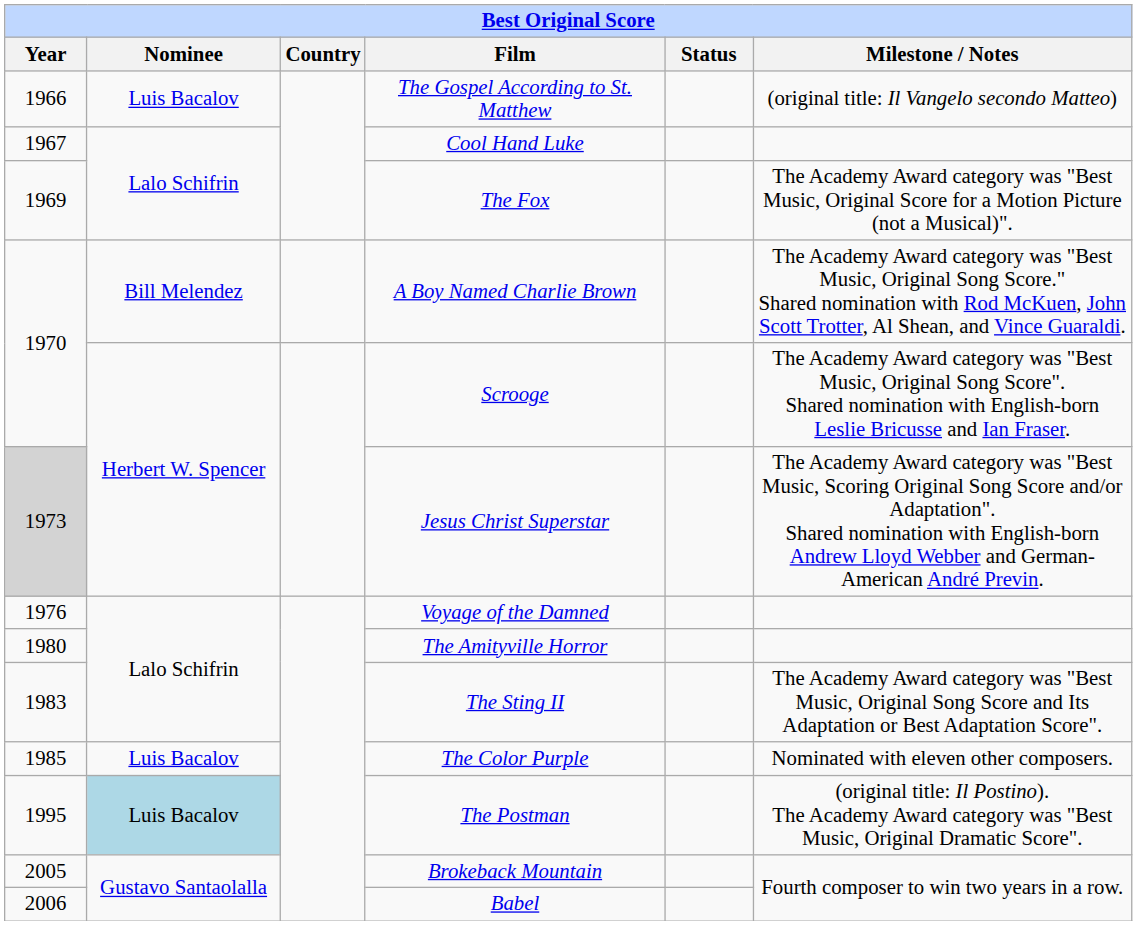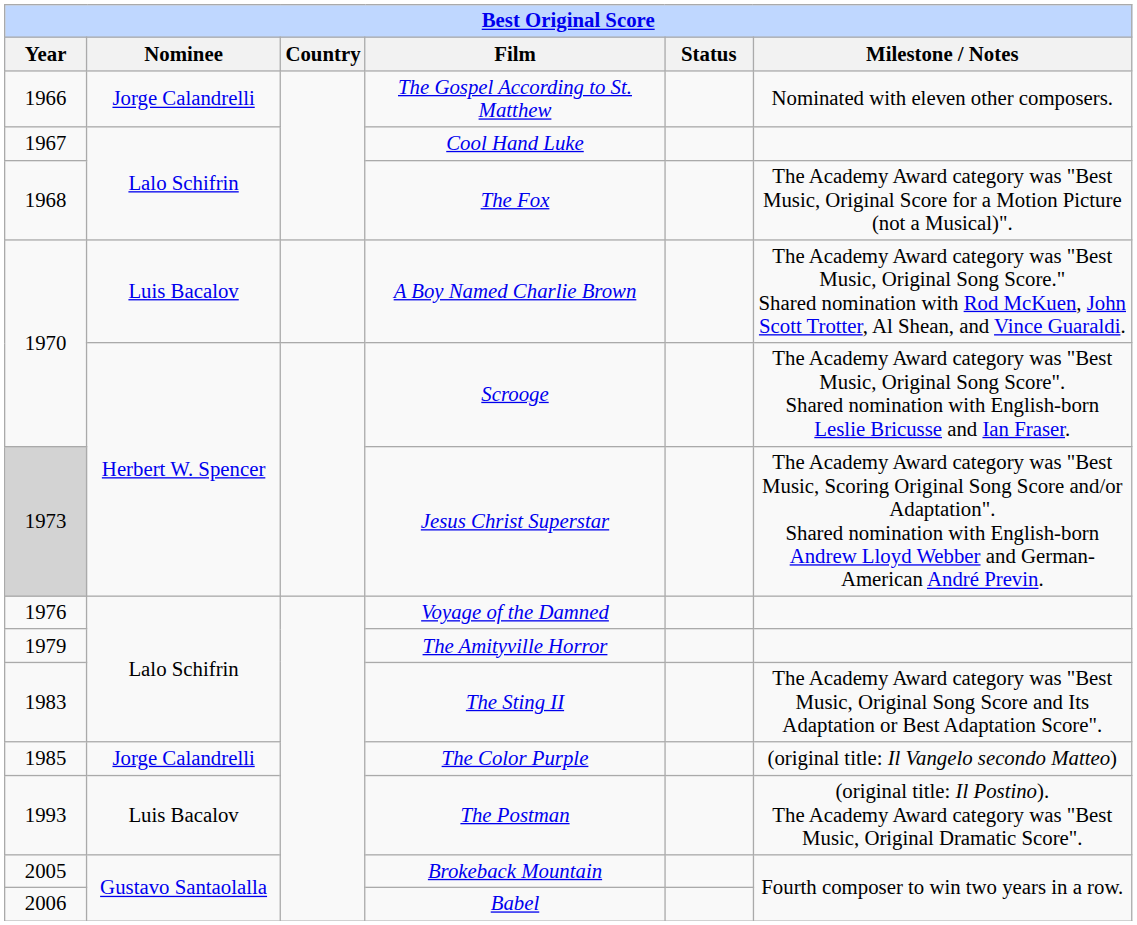(184, 98) Luis Bacalov -> (184, 98) Jorge Calandrelli
(942, 98) (original title: Il Vangelo secondo Matteo) -> (942, 98) Nominated with eleven other composers.
(46, 199) 1969 -> (46, 199) 1968
(184, 291) Bill Melendez -> (184, 291) Luis Bacalov
(46, 645) 1980 -> (46, 645) 1979
(184, 758) Luis Bacalov -> (184, 758) Jorge Calandrelli
(942, 758) Nominated with eleven other composers. -> (942, 758) (original title: Il Vangelo secondo Matteo)
(46, 814) 1995 -> (46, 814) 1993
(184, 814) lightblue background -> (184, 814) no background
